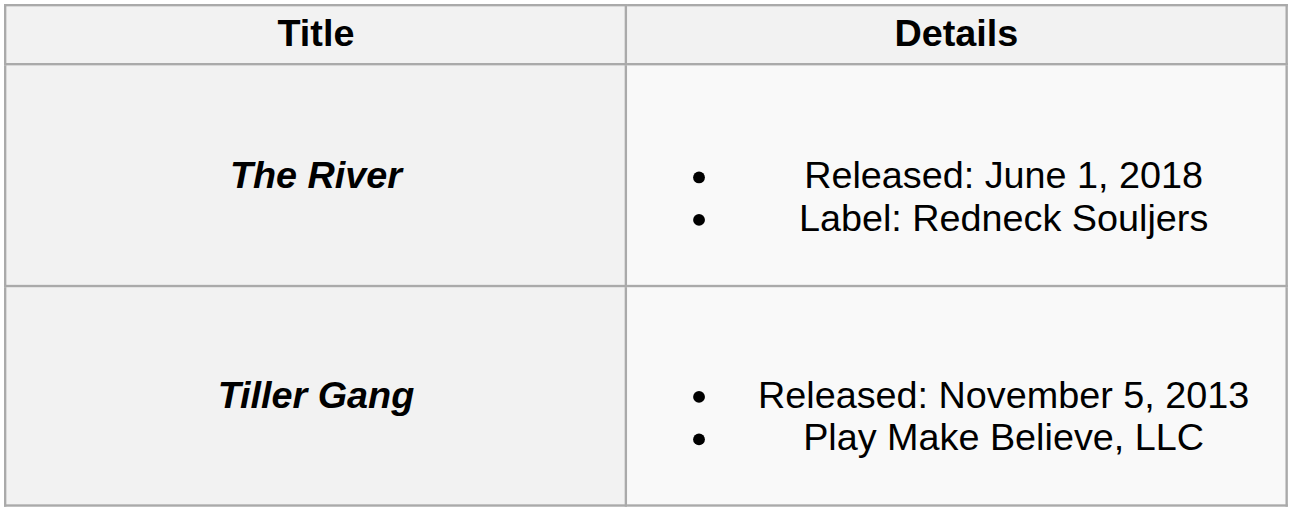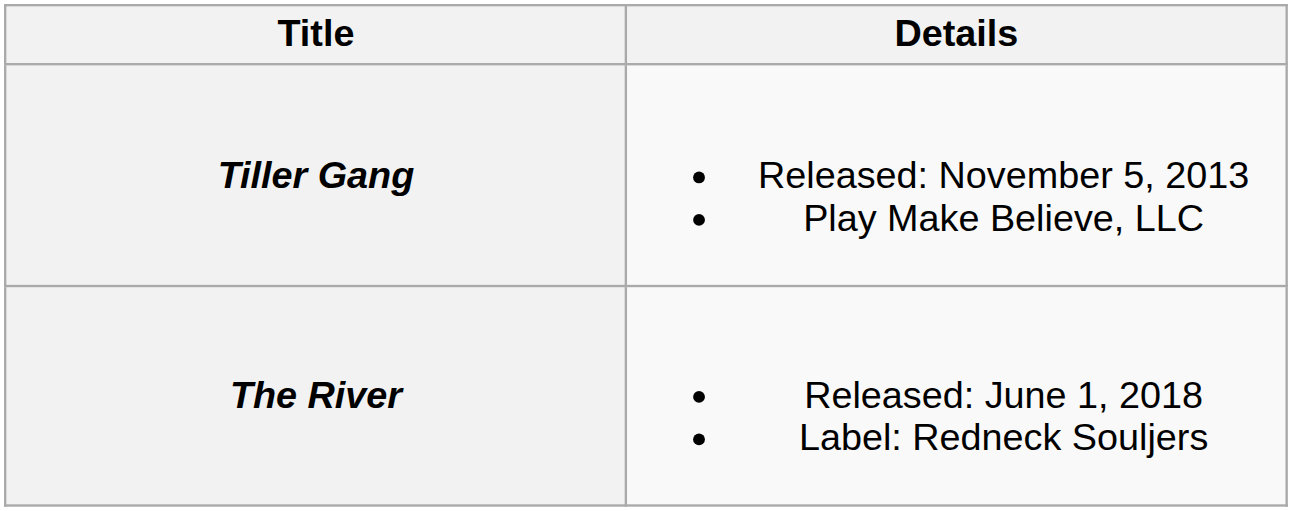rows swapped: (316, 394) <-> (316, 174)
